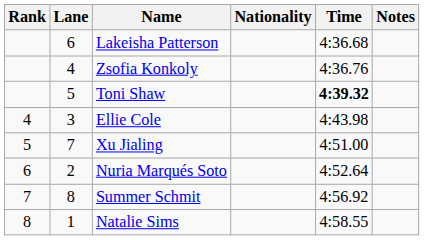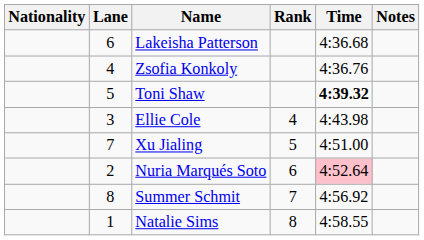columns swapped: (27, 17) <-> (273, 17)
(344, 171) no background -> (344, 171) pink background
